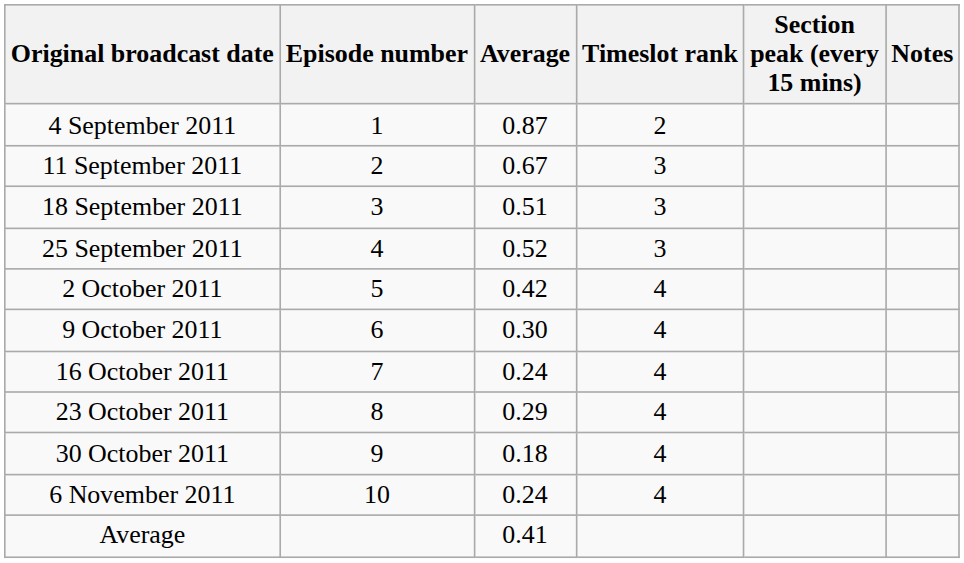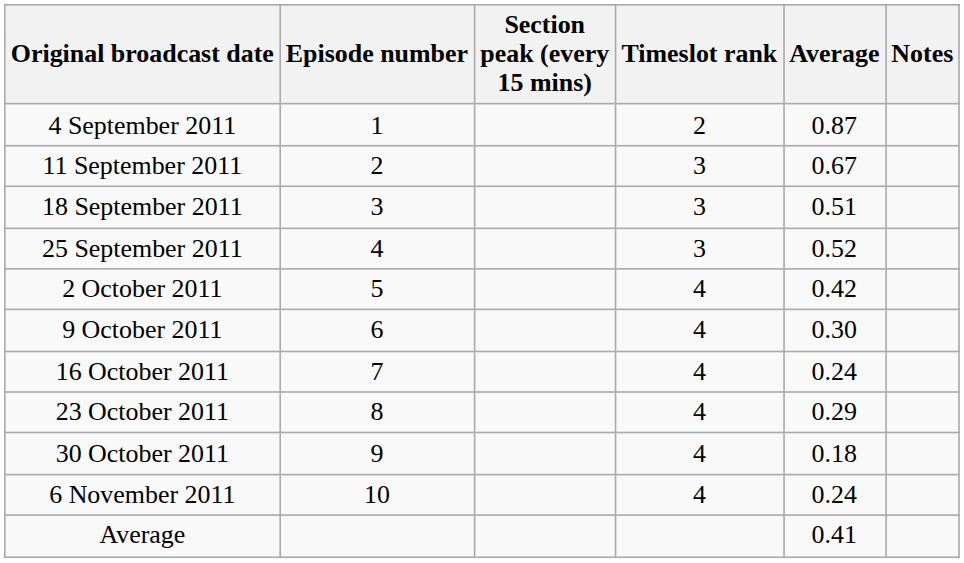columns swapped: (525, 54) <-> (815, 54)
